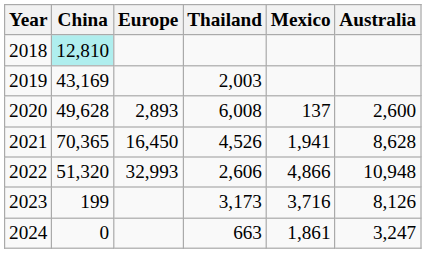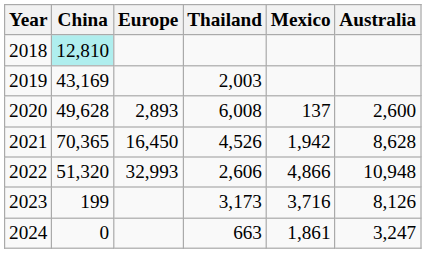(309, 141) 1,941 -> (309, 141) 1,942
